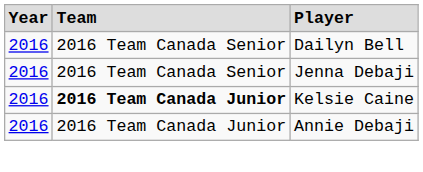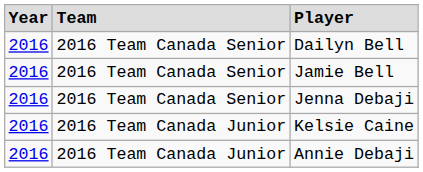+ row: (344, 72)
(171, 100) bold -> (171, 127) normal
